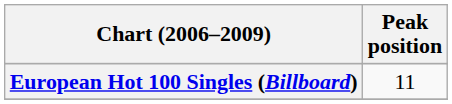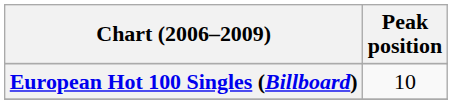(405, 81) 11 -> (405, 81) 10
